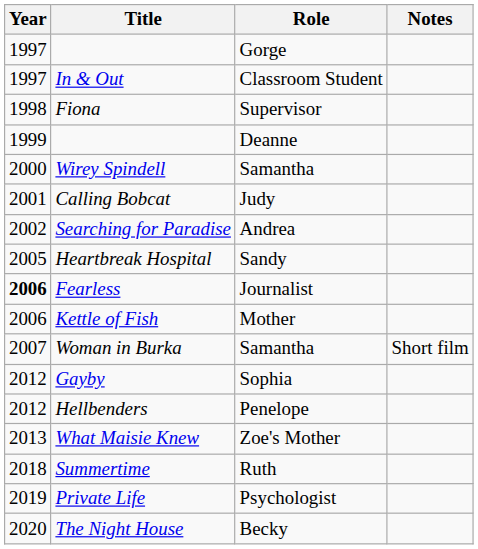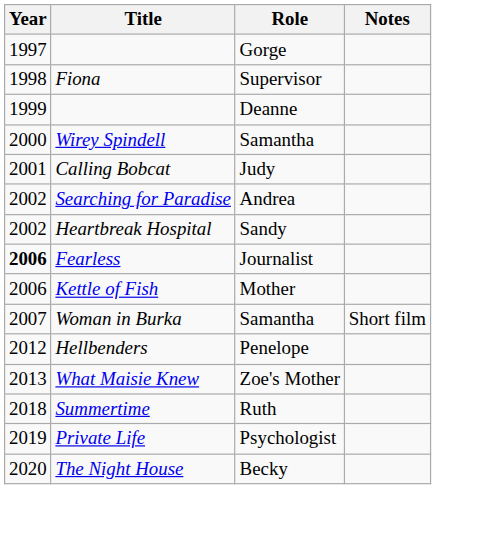- row: (89, 79)
(28, 259) 2005 -> (28, 229) 2002
- row: (80, 378)
